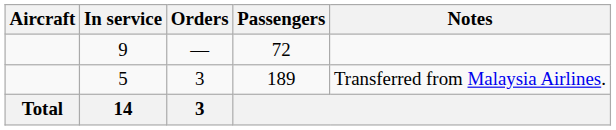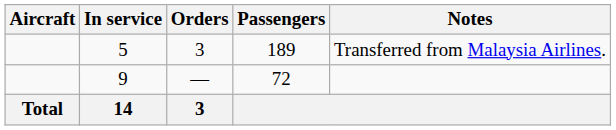rows swapped: (123, 49) <-> (123, 79)
